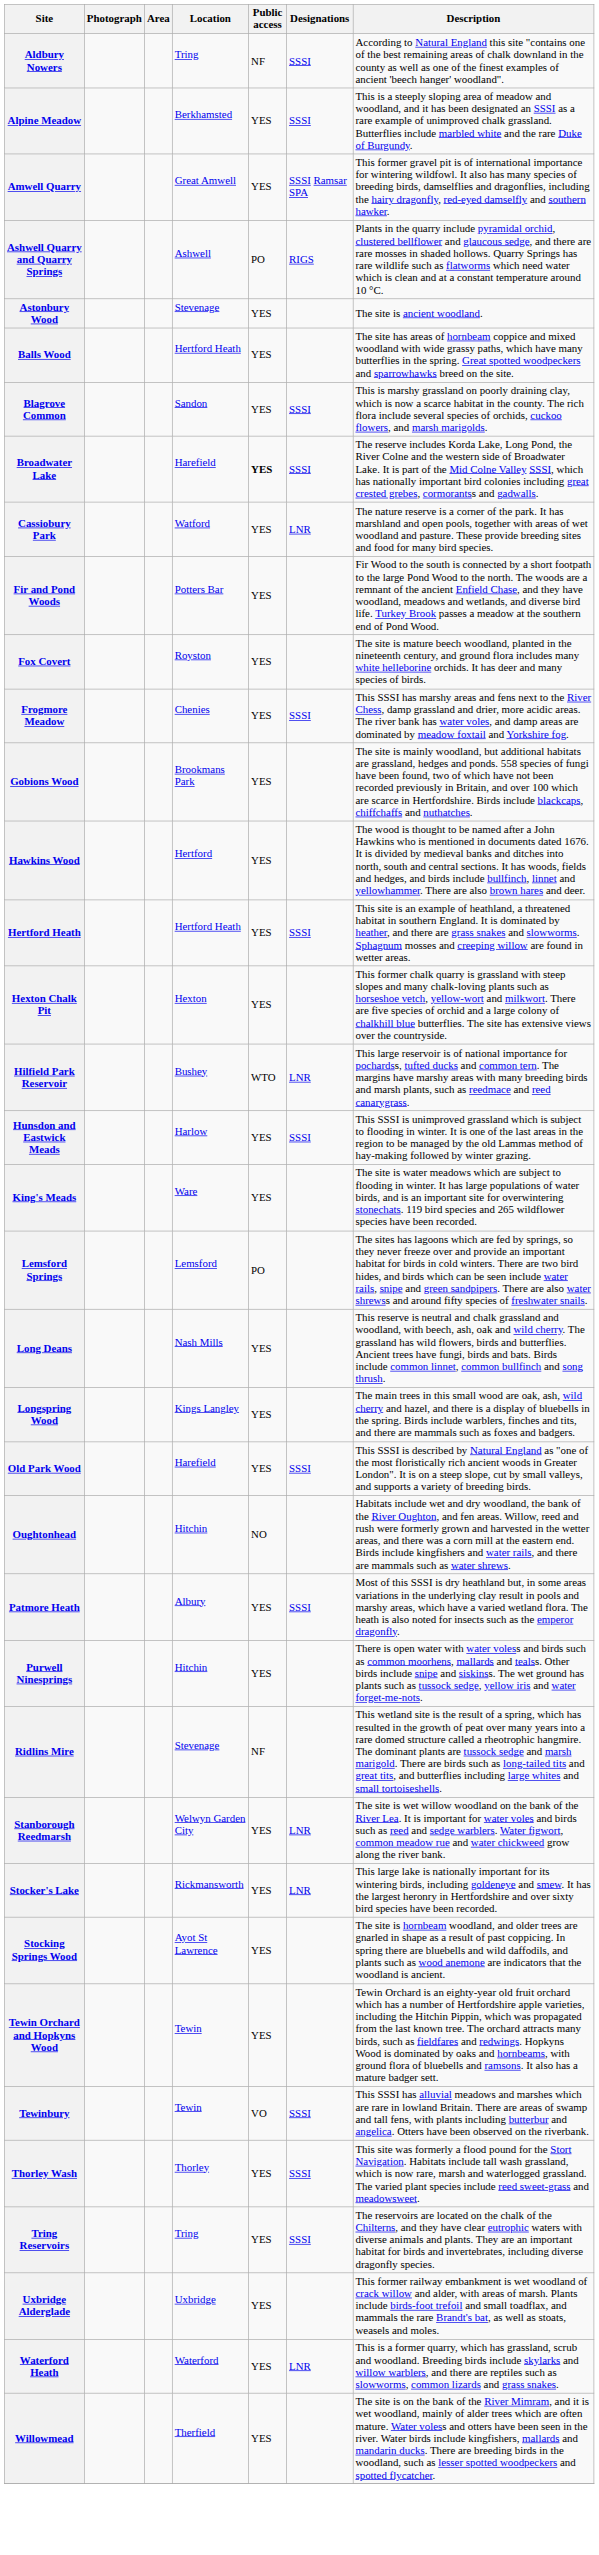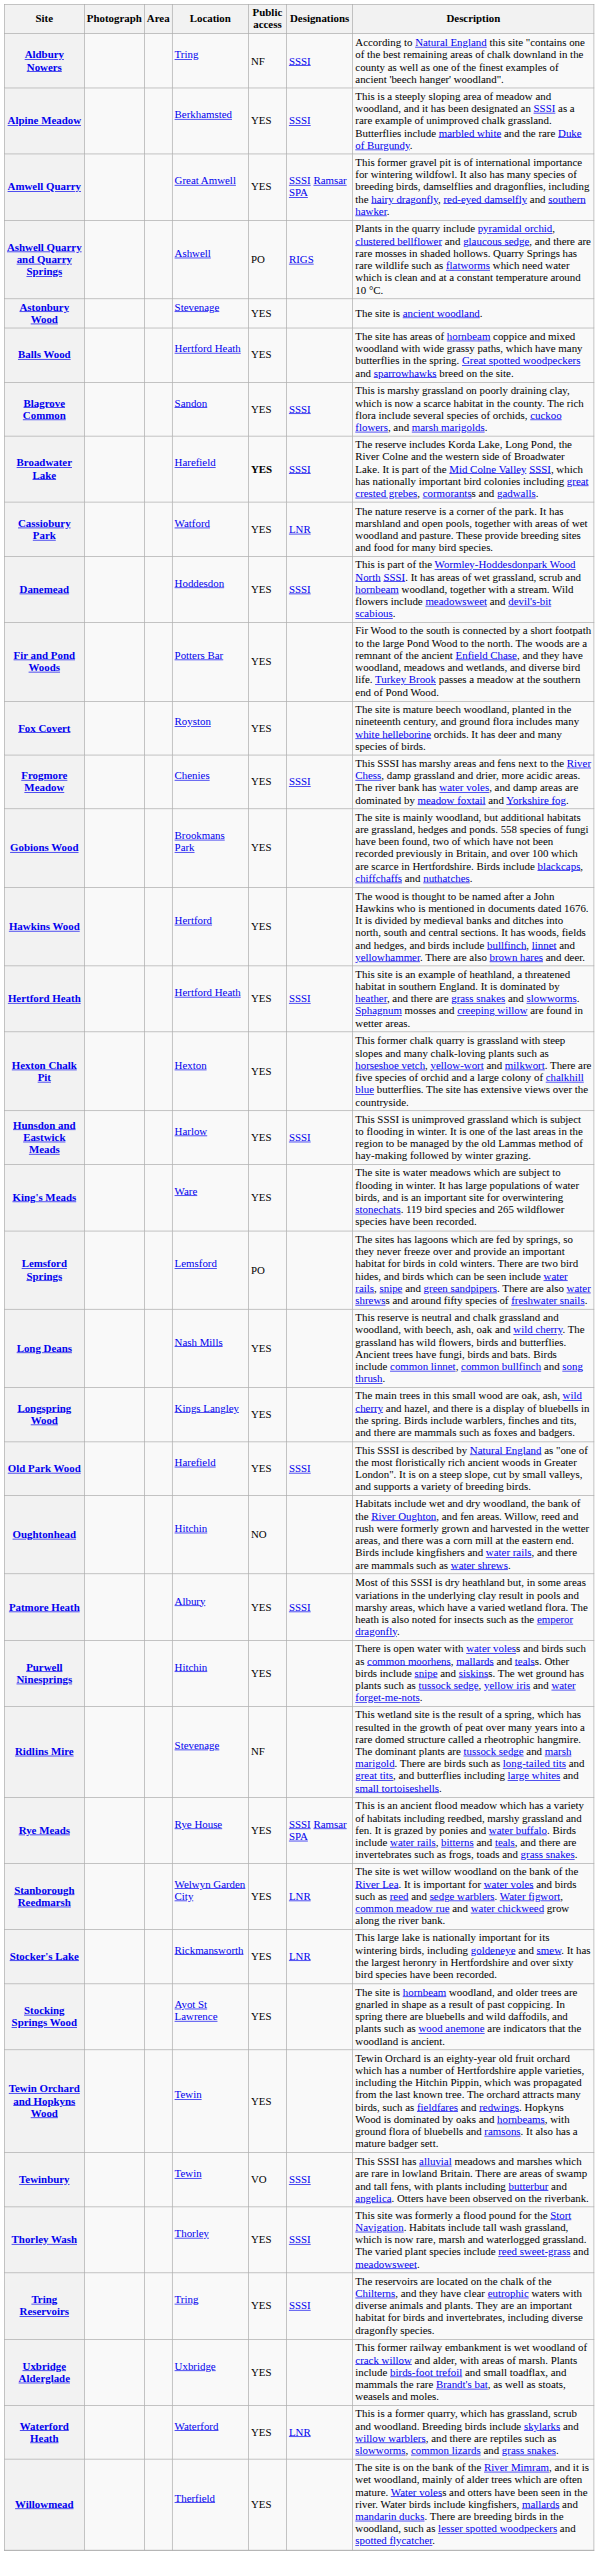+ row: (44, 589)
- row: (44, 1077)
+ row: (44, 1830)
